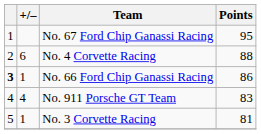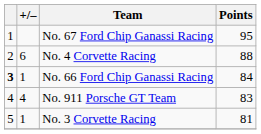(246, 77) 86 -> (246, 77) 84
